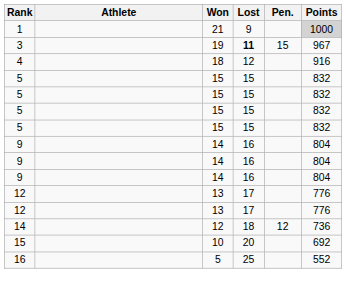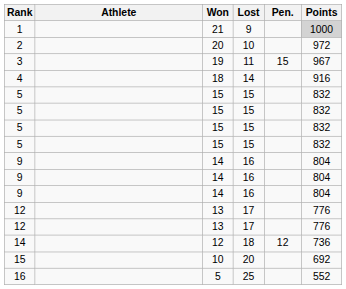+ row: (20, 45)
(249, 45) bold -> (249, 62) normal
(249, 62) 12 -> (249, 78) 14
